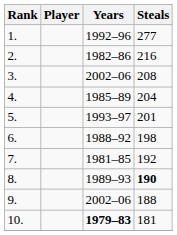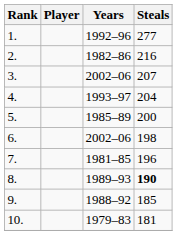(147, 76) 208 -> (147, 76) 207
(108, 96) 1985–89 -> (108, 96) 1993–97
(108, 117) 1993–97 -> (108, 117) 1985–89
(147, 117) 201 -> (147, 117) 200
(108, 138) 1988–92 -> (108, 138) 2002–06
(147, 158) 192 -> (147, 158) 196
(108, 199) 2002–06 -> (108, 199) 1988–92
(147, 199) 188 -> (147, 199) 185
(108, 220) bold -> (108, 220) normal
